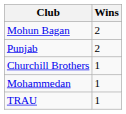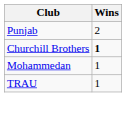- row: (38, 30)
(97, 65) normal -> (97, 48) bold
